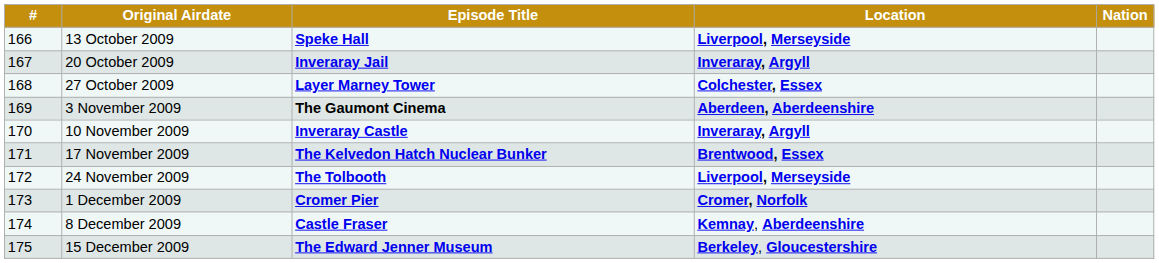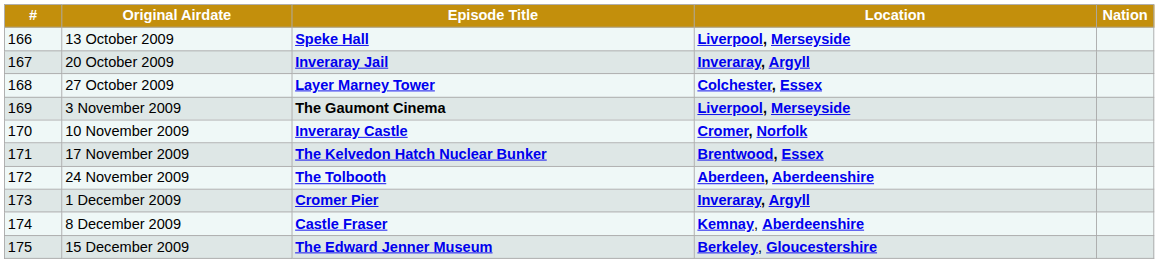(786, 108) Aberdeen, Aberdeenshire -> (774, 108) Liverpool, Merseyside
(754, 131) Inveraray, Argyll -> (752, 131) Cromer, Norfolk
(774, 177) Liverpool, Merseyside -> (786, 177) Aberdeen, Aberdeenshire
(752, 200) Cromer, Norfolk -> (754, 200) Inveraray, Argyll
